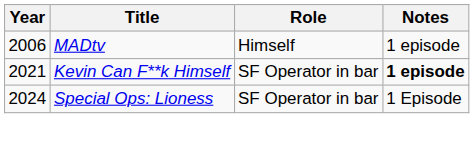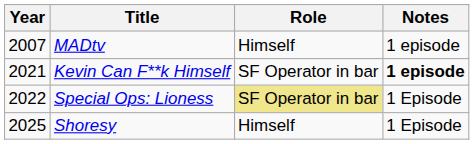(27, 44) 2006 -> (27, 44) 2007
(27, 98) 2024 -> (27, 98) 2022
(308, 98) no background -> (308, 98) khaki background
+ row: (85, 125)
